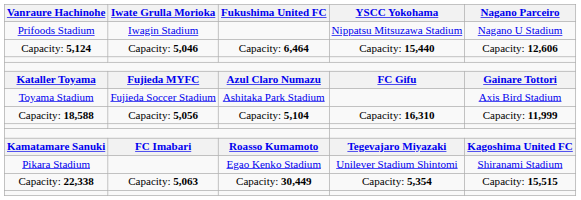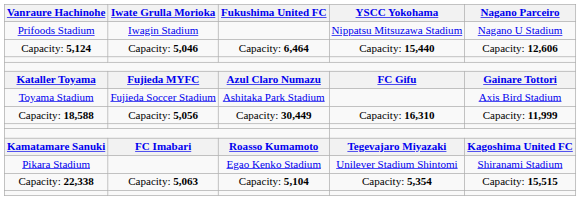(274, 115) Capacity: 5,104 -> (274, 115) Capacity: 30,449
(274, 181) Capacity: 30,449 -> (274, 181) Capacity: 5,104
